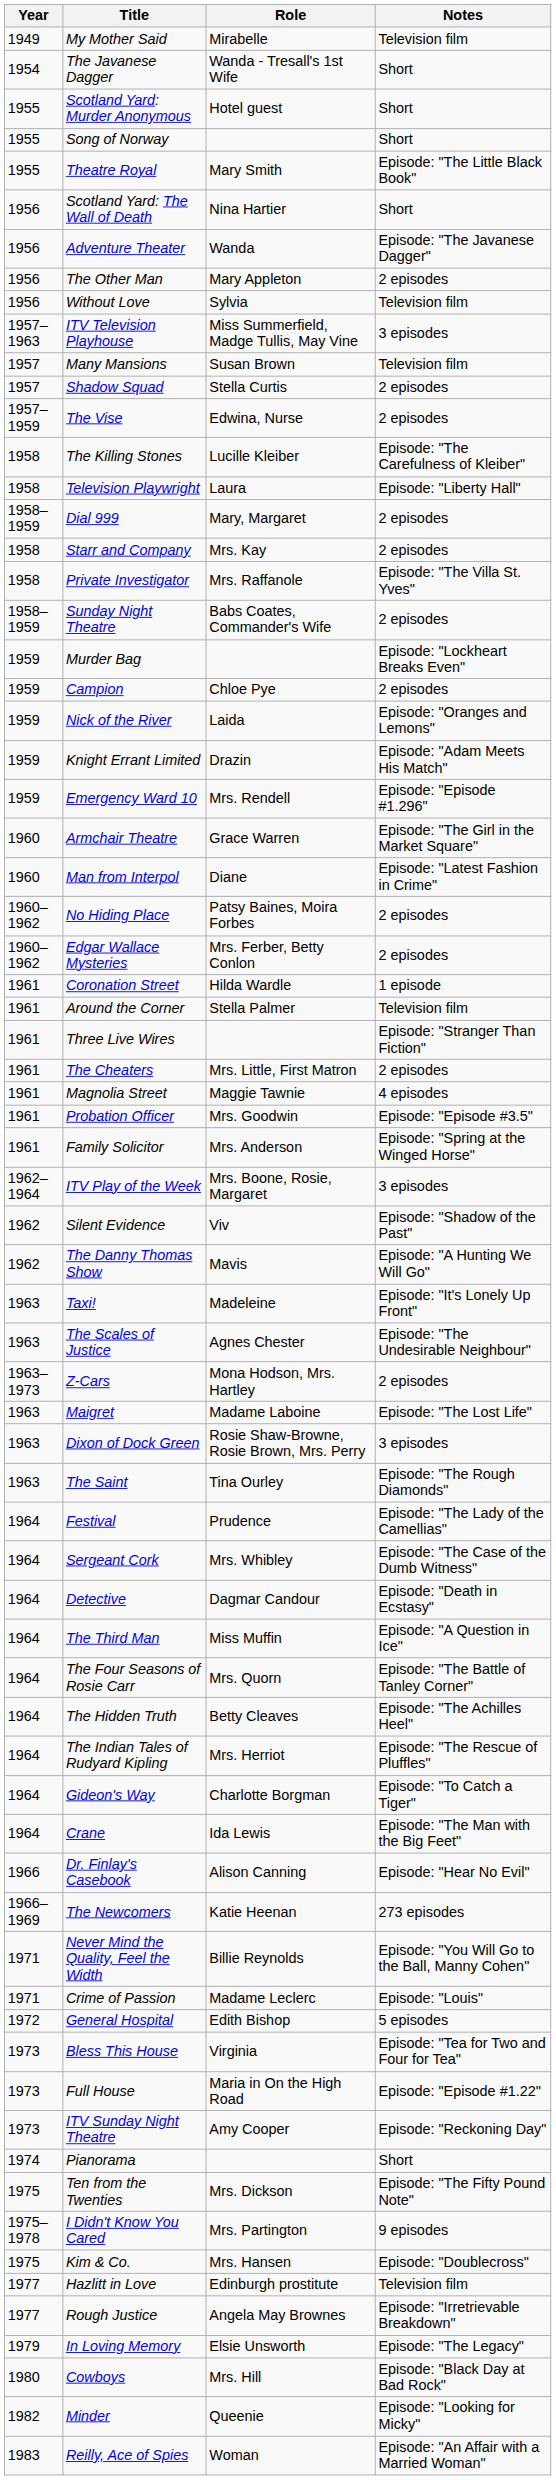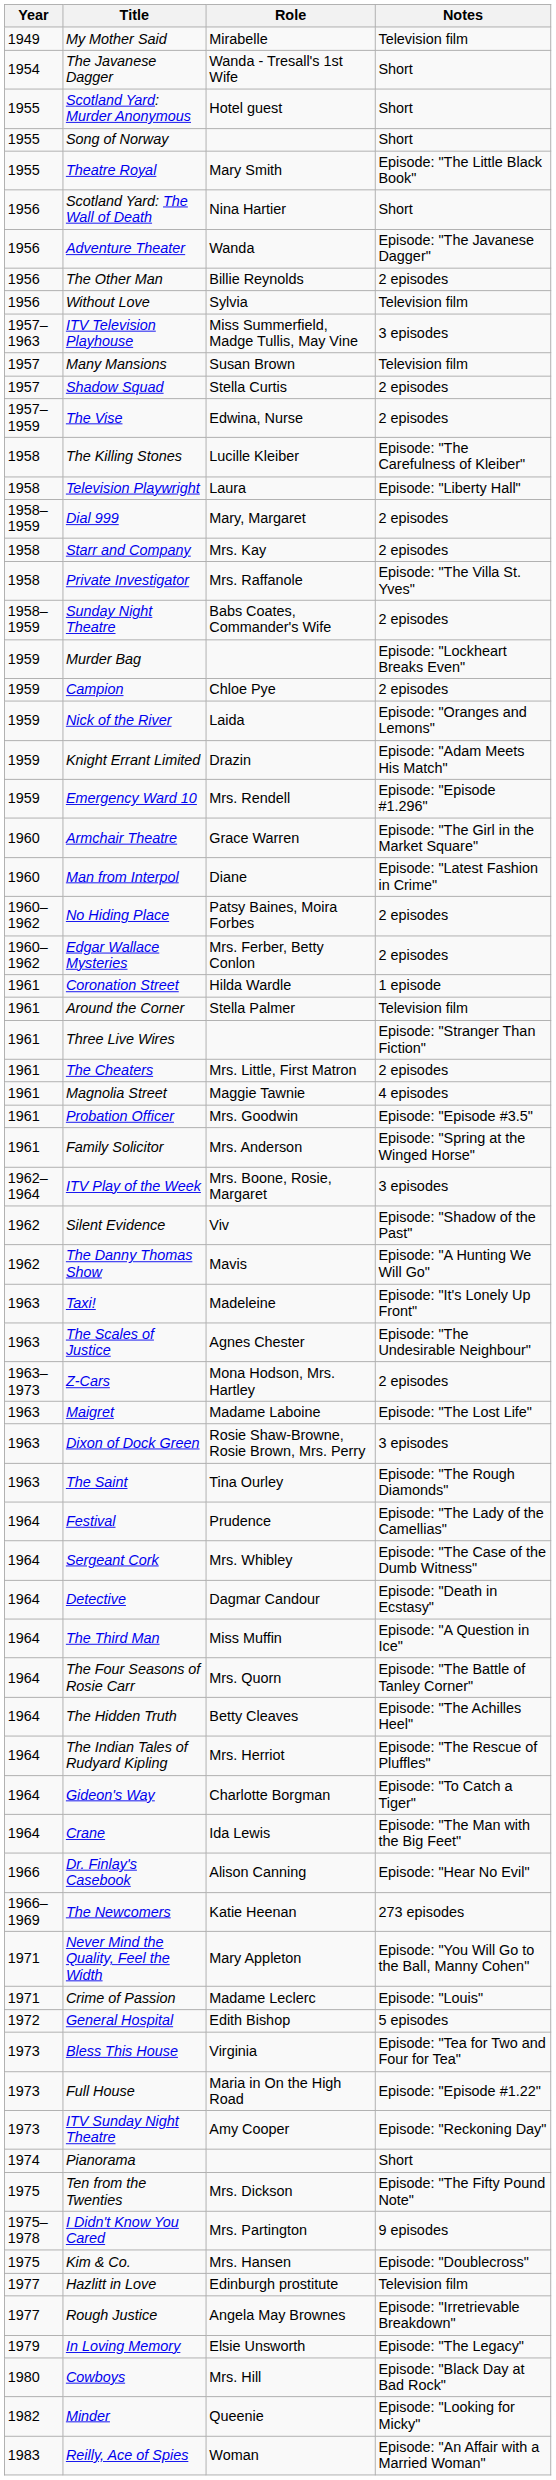(255, 279) Mary Appleton -> (257, 279) Billie Reynolds
(257, 1959) Billie Reynolds -> (255, 1959) Mary Appleton
